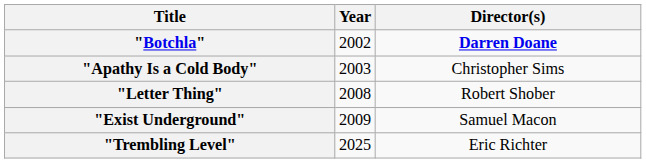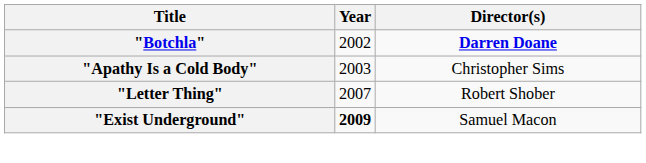(355, 94) 2008 -> (355, 94) 2007
(355, 119) normal -> (355, 119) bold
- row: (170, 145)
